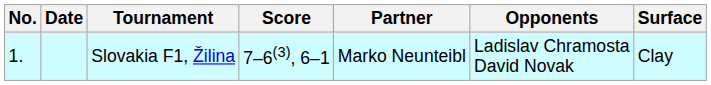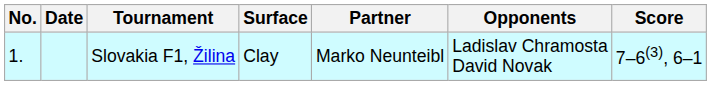columns swapped: (670, 18) <-> (286, 18)
